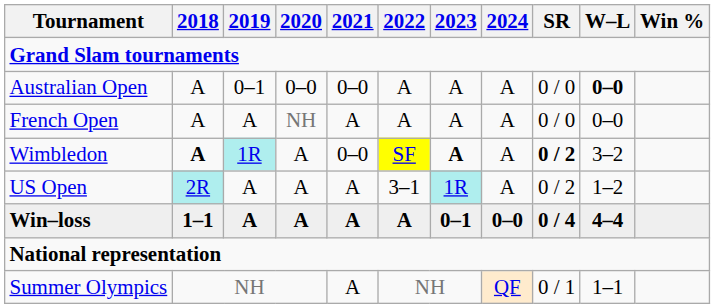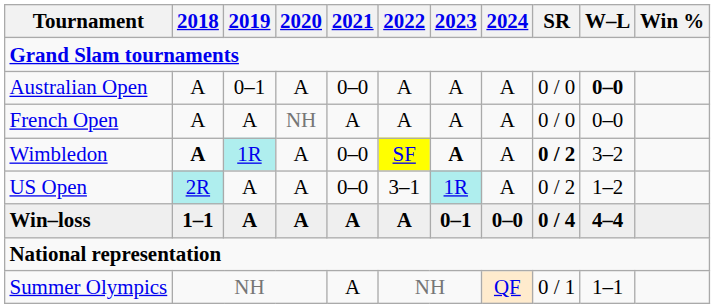(301, 87) 0–0 -> (301, 87) A
(353, 187) A -> (353, 187) 0–0
